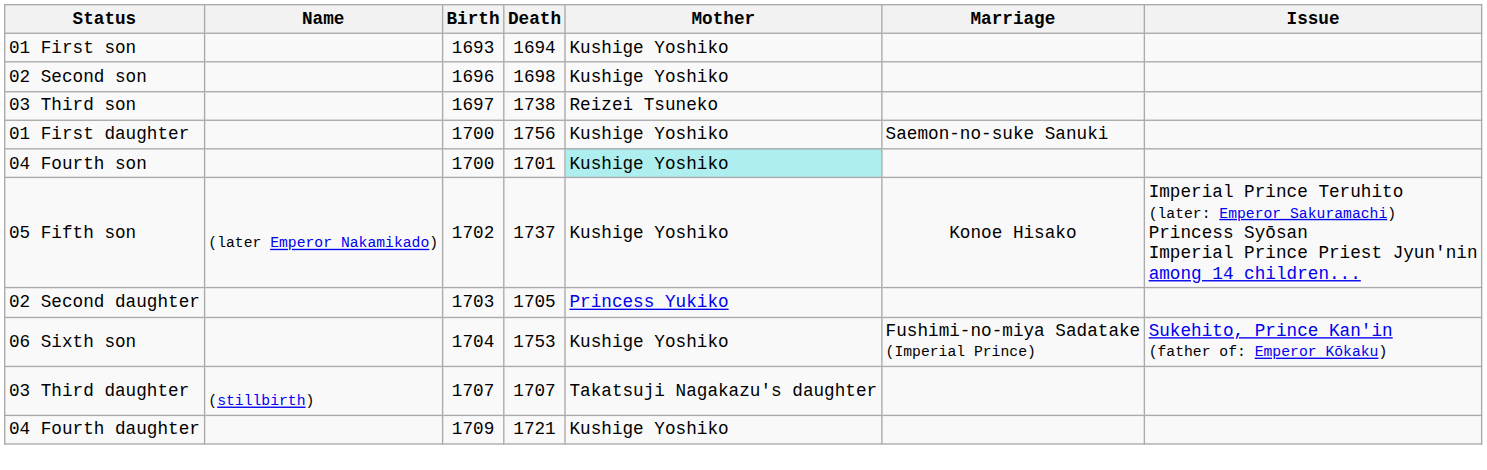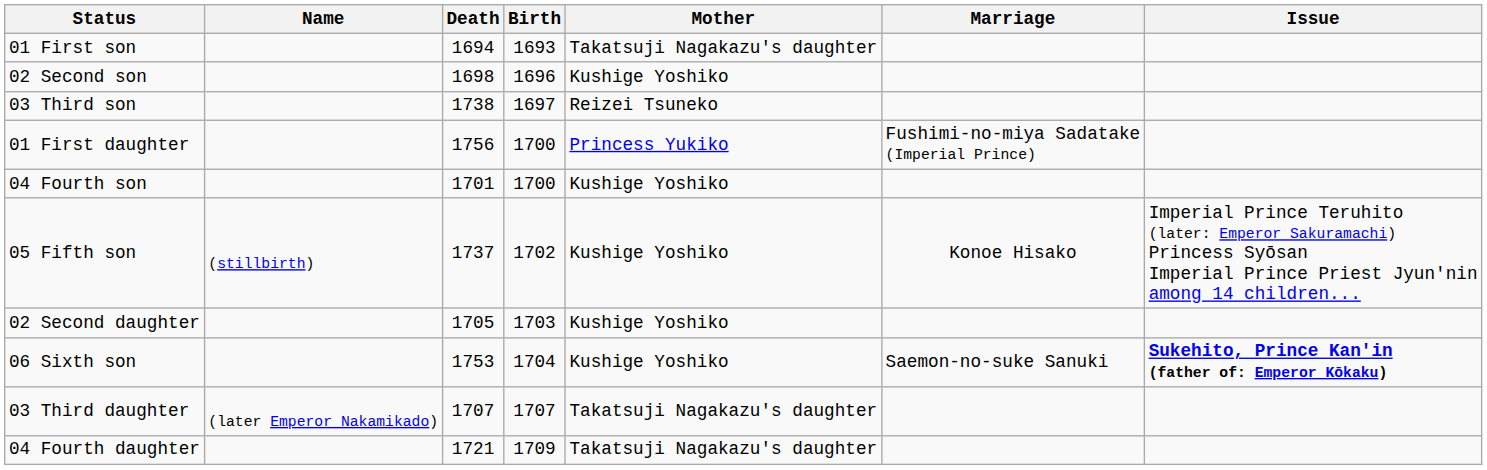columns swapped: (473, 19) <-> (535, 19)
(649, 48) Kushige Yoshiko -> (723, 48) Takatsuji Nagakazu's daughter
(649, 134) Kushige Yoshiko -> (649, 145) Princess Yukiko
(997, 134) Saemon-no-suke Sanuki -> (1013, 144) Fushimi-no-miya Sadatake (Imperial Prince)
(649, 163) paleturquoise background -> (649, 184) no background
(323, 244) (later Emperor Nakamikado) -> (261, 264) (stillbirth)
(649, 302) Princess Yukiko -> (649, 323) Kushige Yoshiko
(1013, 341) Fushimi-no-miya Sadatake (Imperial Prince) -> (997, 362) Saemon-no-suke Sanuki
(1271, 341) normal -> (1271, 362) bold
(261, 402) (stillbirth) -> (323, 422) (later Emperor Nakamikado)
(649, 430) Kushige Yoshiko -> (723, 450) Takatsuji Nagakazu's daughter
